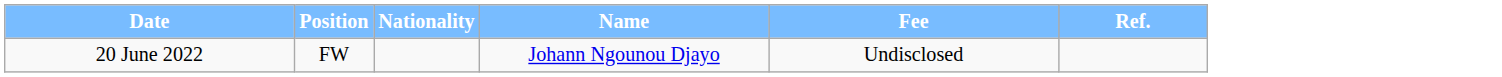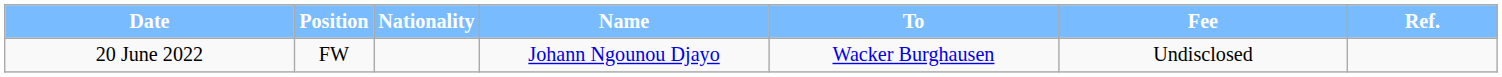+ column: (913, 21)
